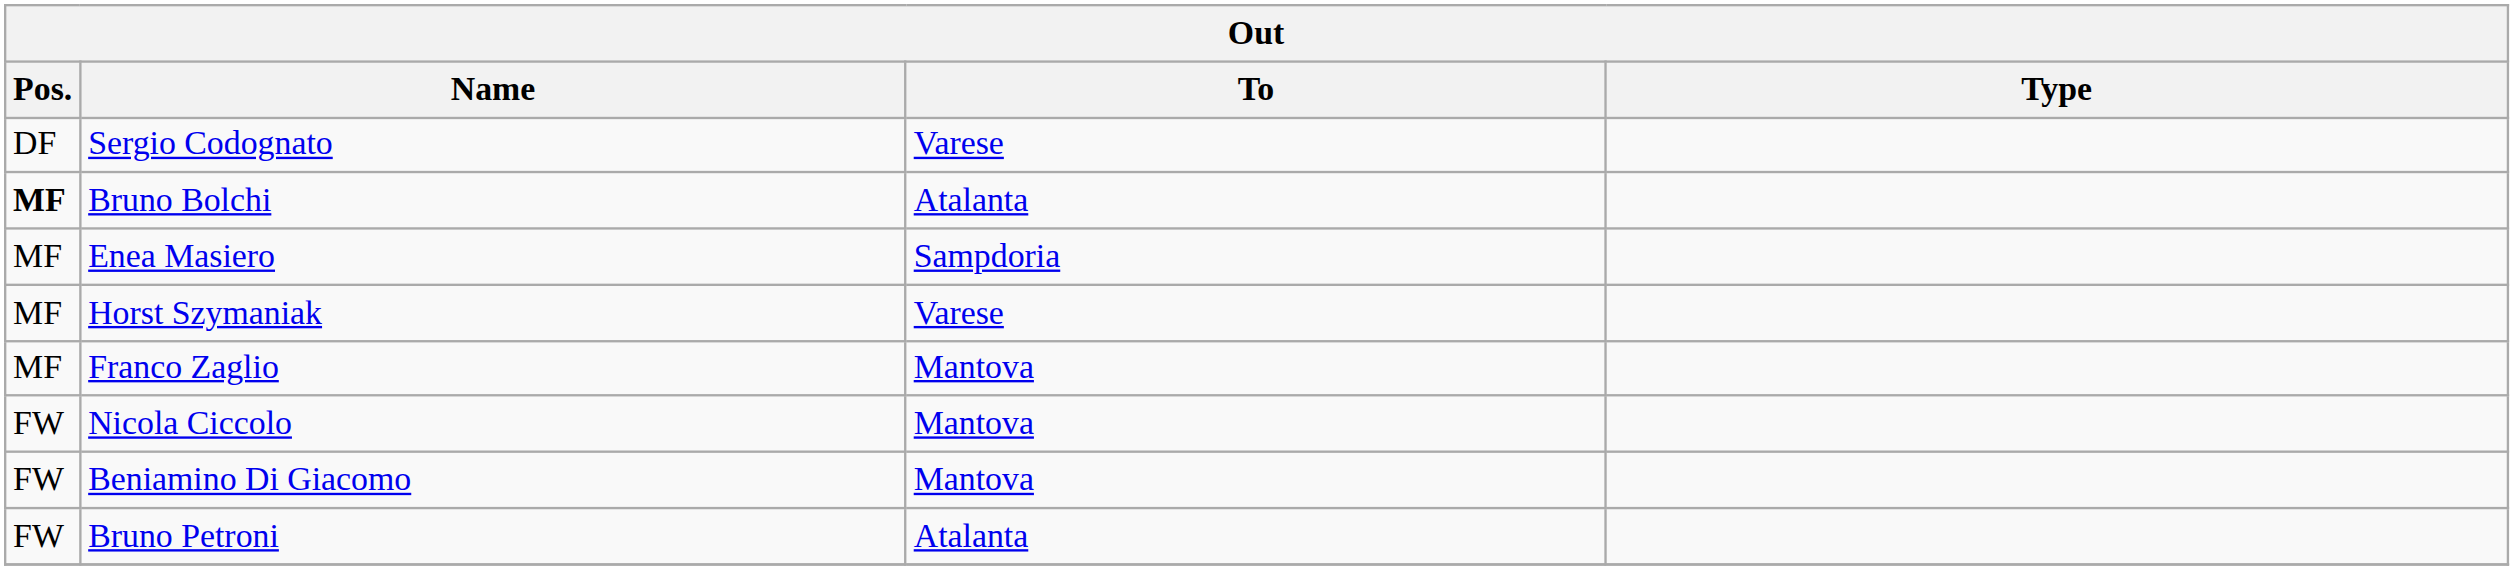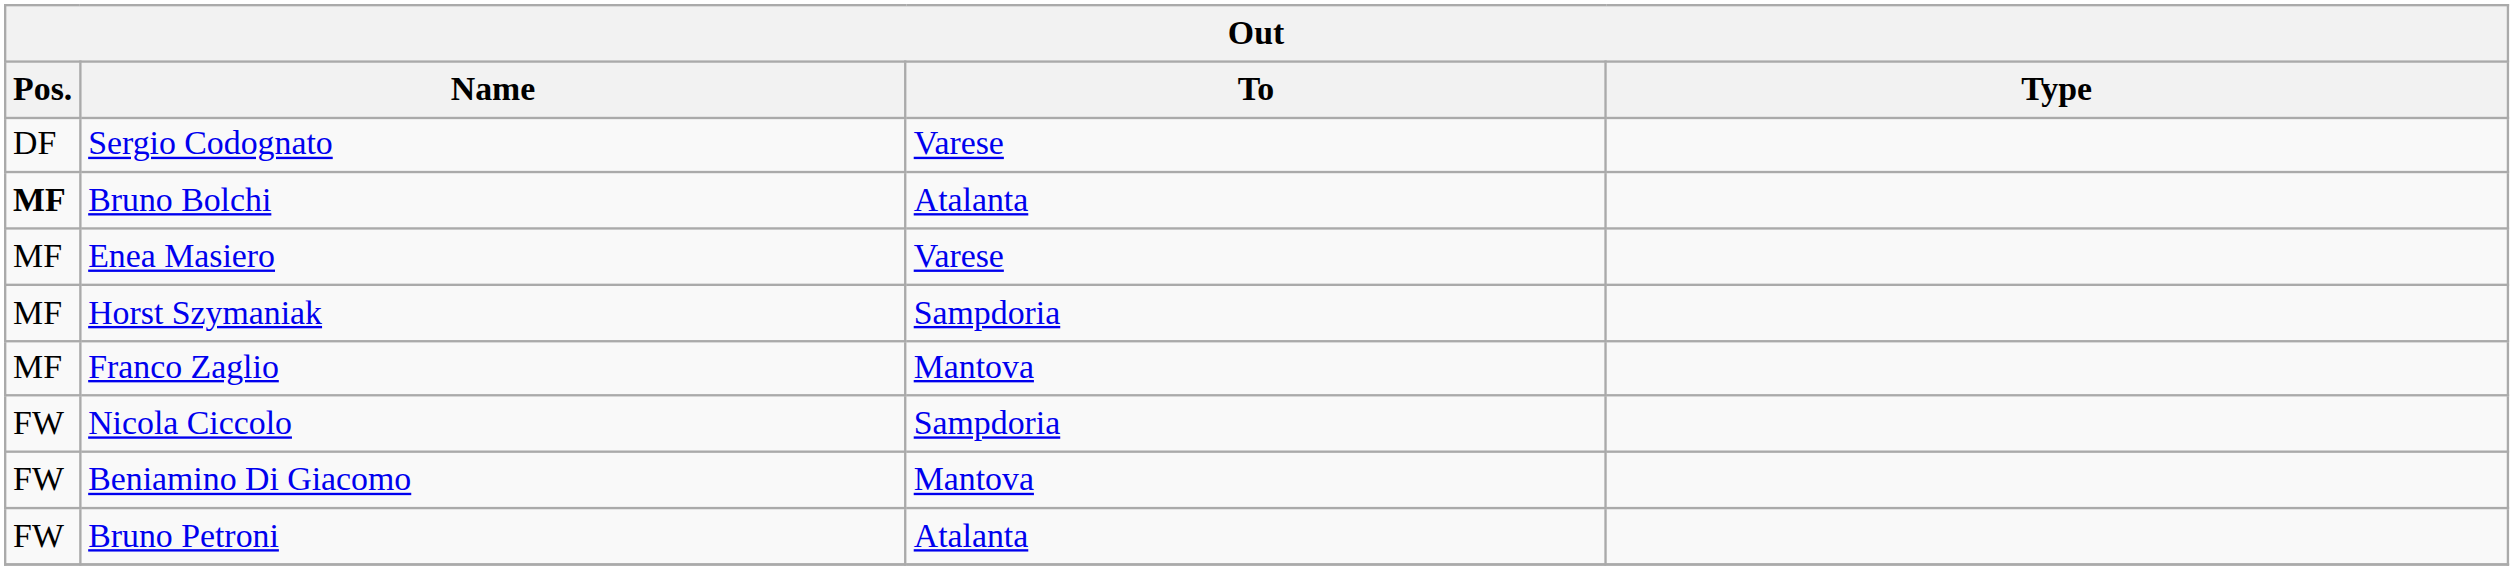(987, 256) Sampdoria -> (959, 256) Varese
(959, 311) Varese -> (987, 311) Sampdoria
(974, 423) Mantova -> (987, 423) Sampdoria
